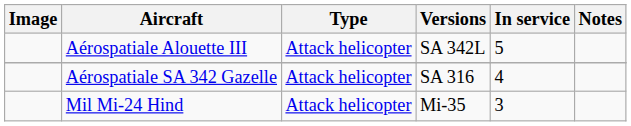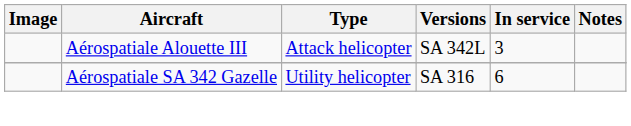(499, 47) 5 -> (499, 47) 3
(348, 76) Attack helicopter -> (348, 76) Utility helicopter
(499, 76) 4 -> (499, 76) 6
- row: (125, 105)
